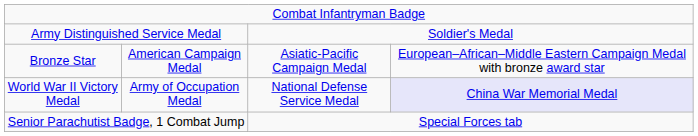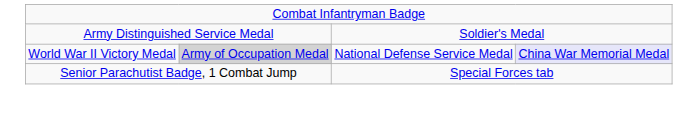- row: (63, 61)
(184, 94) no background -> (255, 53) lightgrey background
